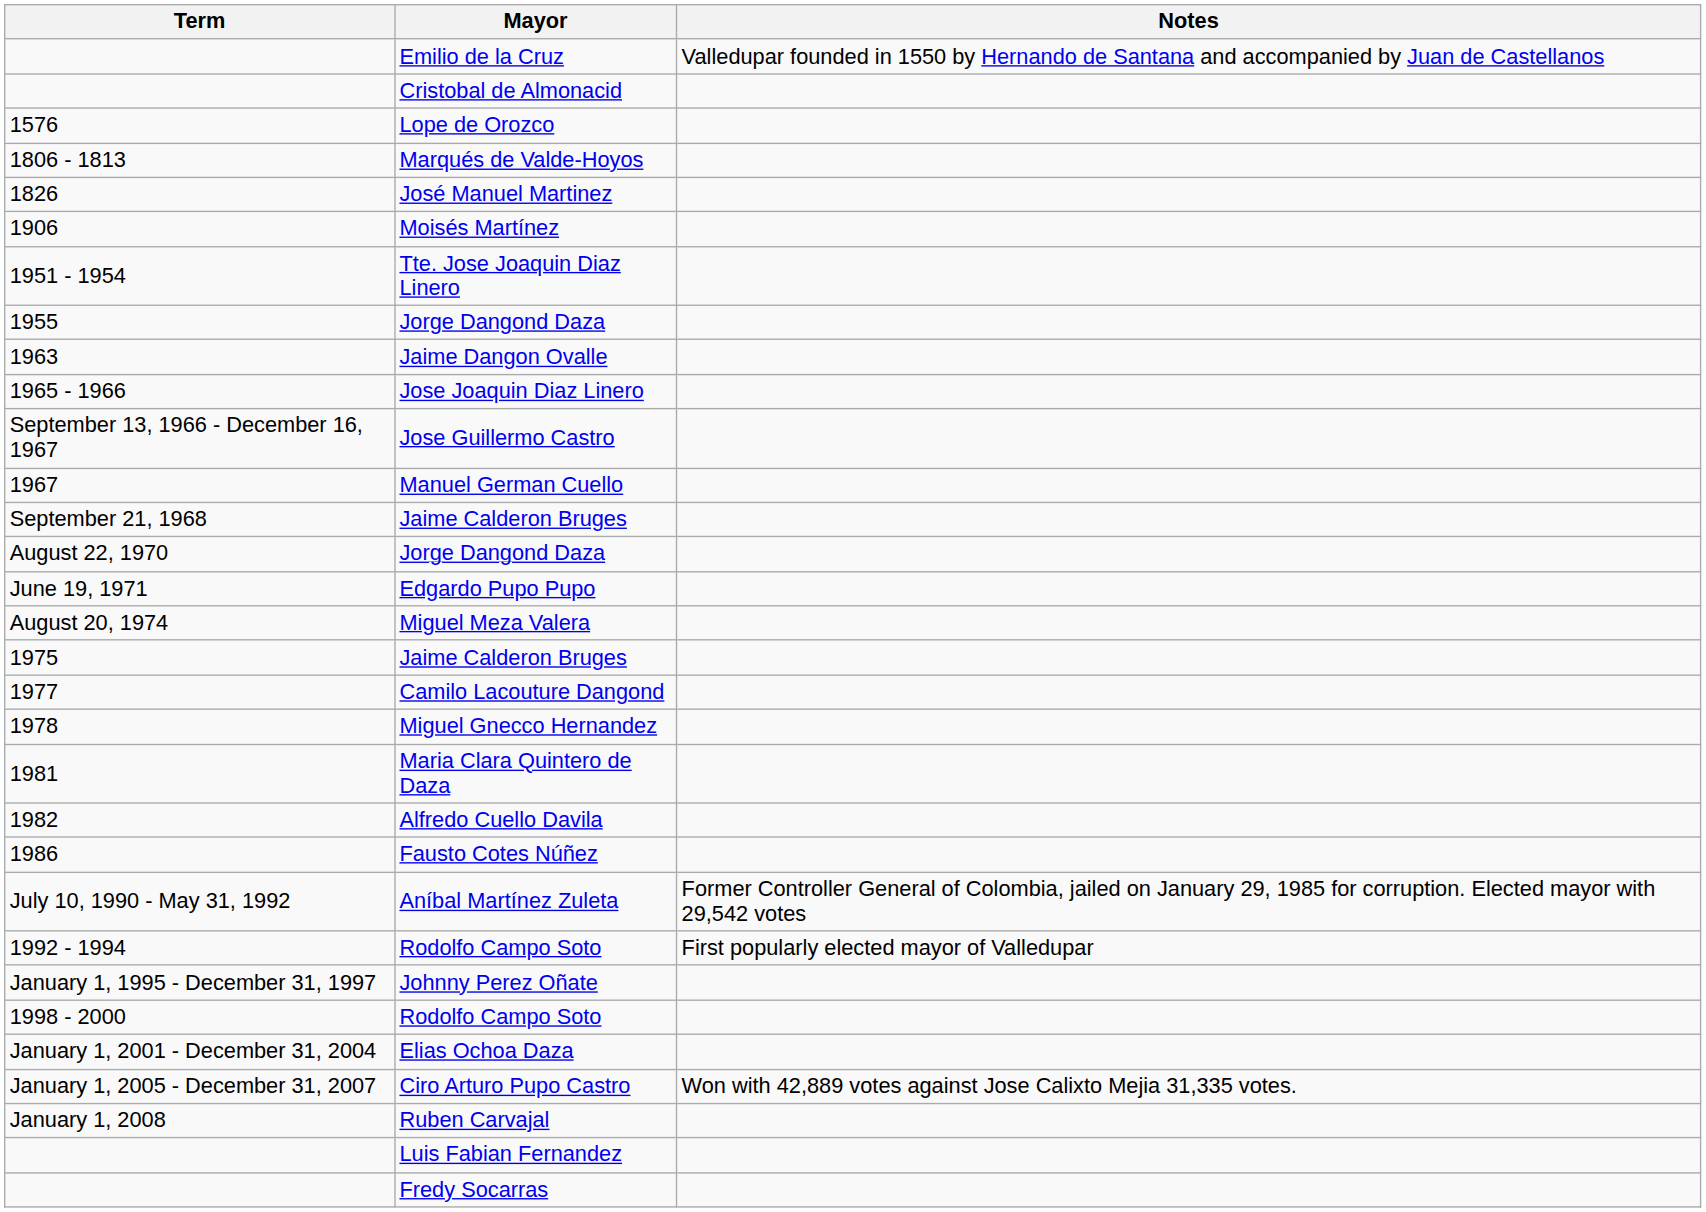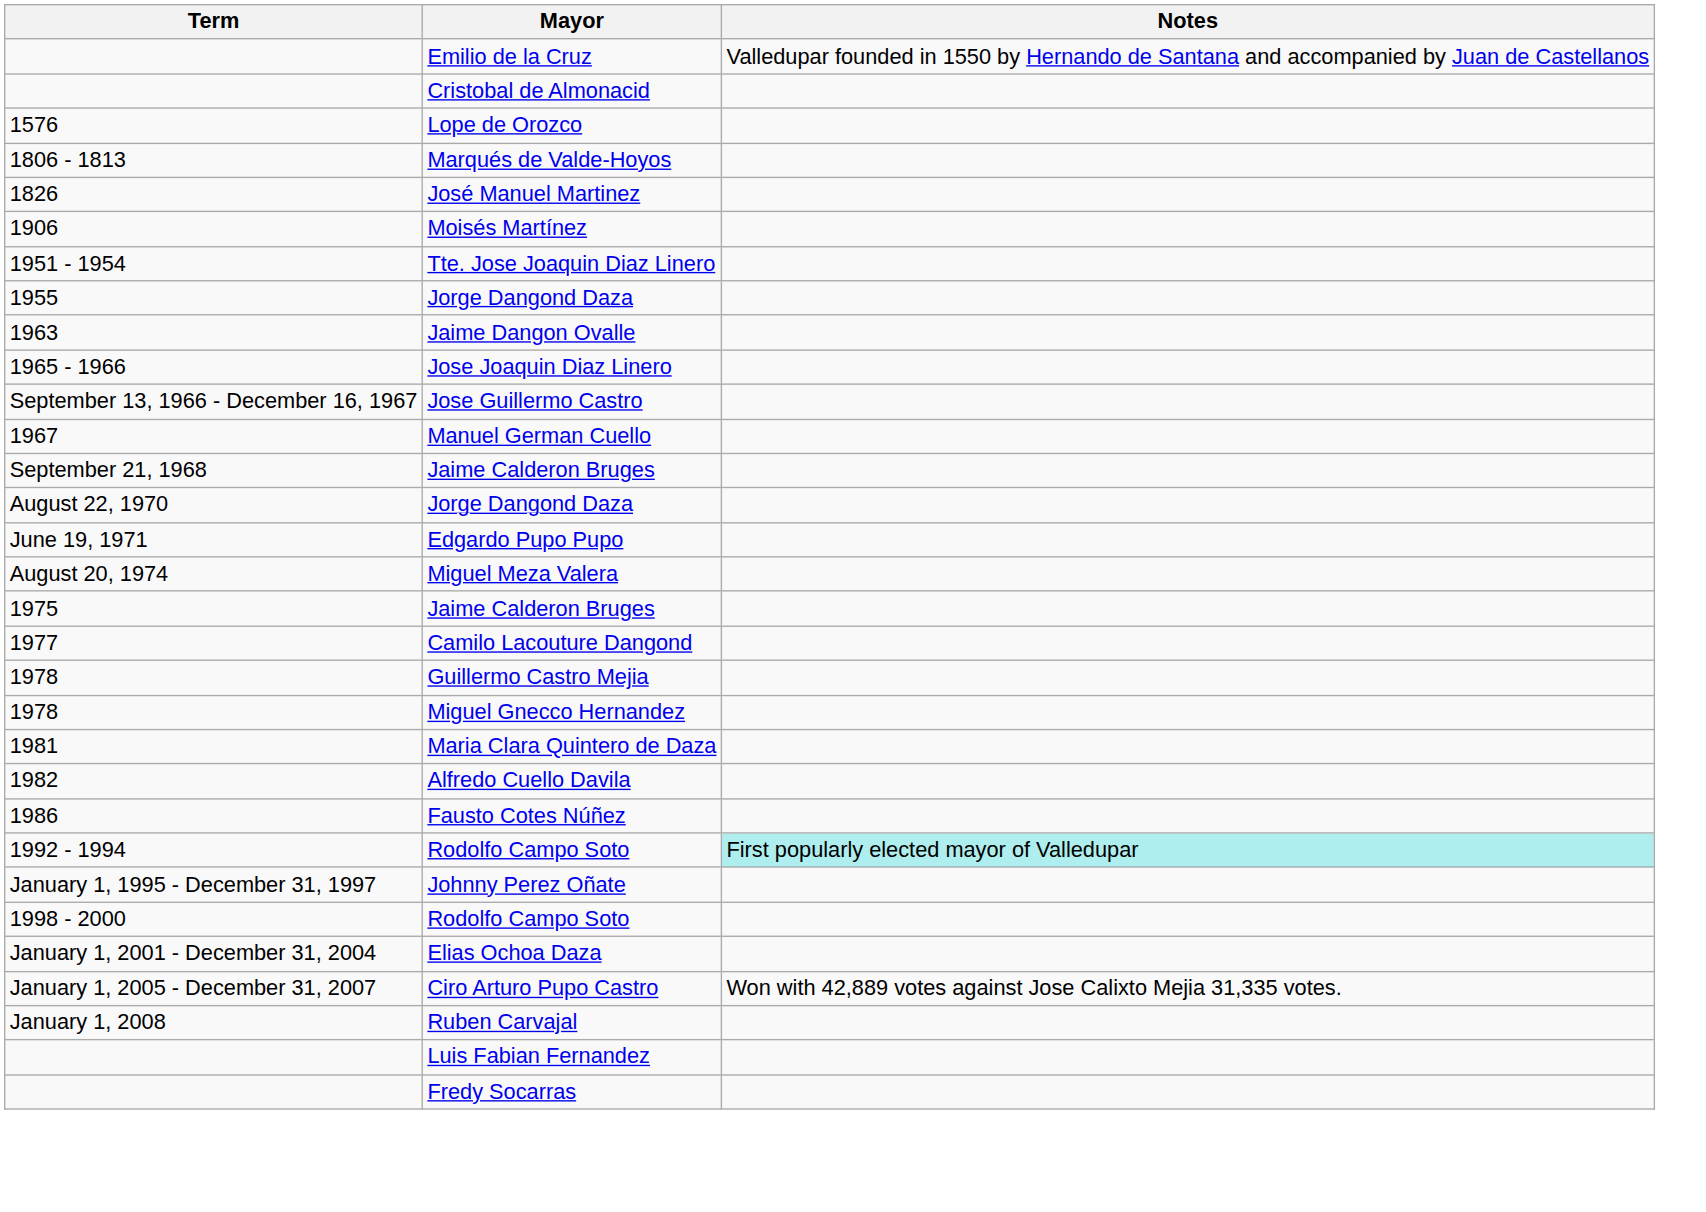+ row: (34, 677)
- row: (150, 901)
(888, 947) no background -> (932, 849) paleturquoise background
